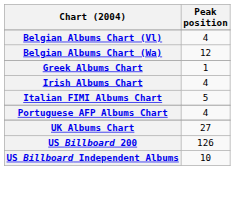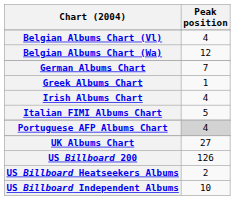+ row: (93, 68)
(205, 113) no background -> (205, 128) lightgrey background
+ row: (93, 173)
